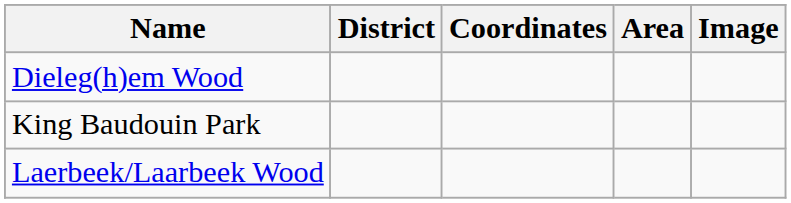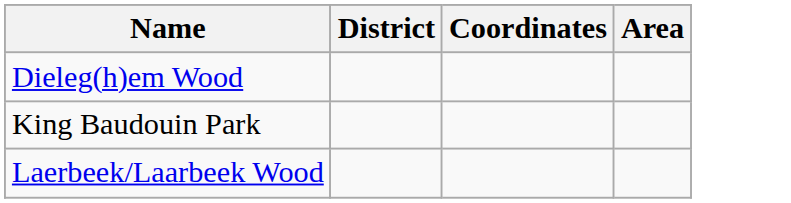- column: (738, 28)
